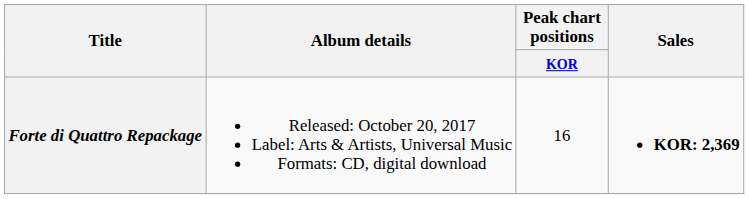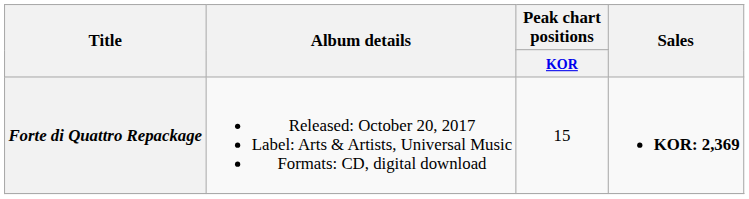(562, 135) 16 -> (562, 135) 15
